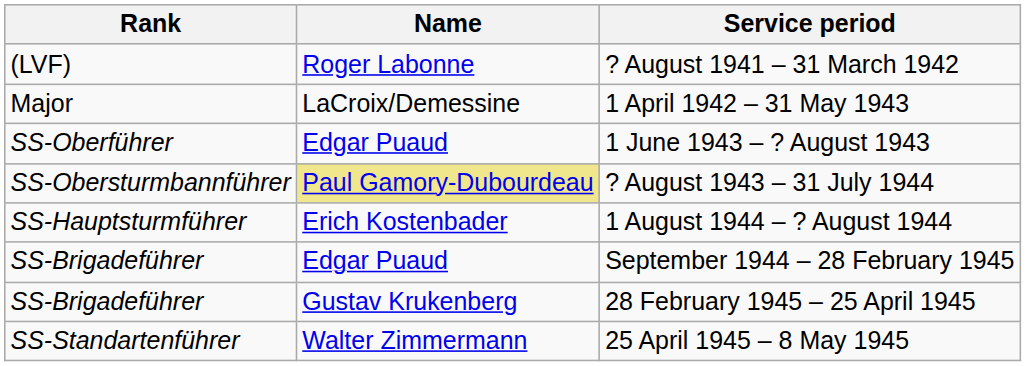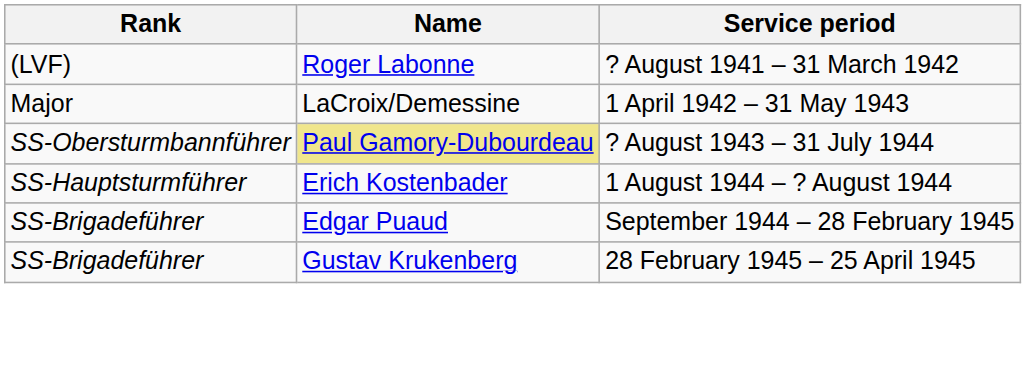- row: (768, 143)
- row: (757, 340)
